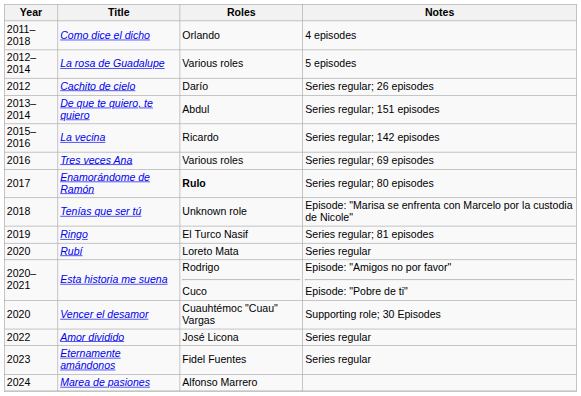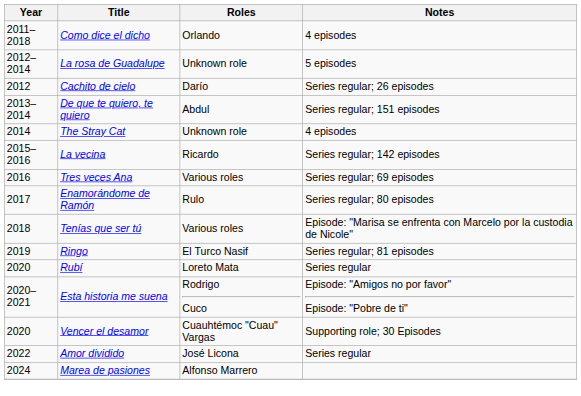(213, 64) Various roles -> (215, 64) Unknown role
+ row: (93, 132)
(194, 183) bold -> (193, 200) normal
(215, 212) Unknown role -> (213, 228) Various roles
- row: (90, 360)
